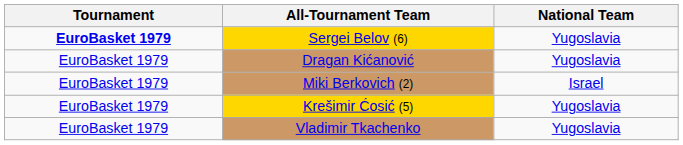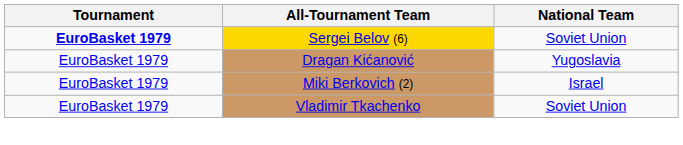(586, 38) Yugoslavia -> (586, 38) Soviet Union
- row: (358, 106)
(586, 128) Yugoslavia -> (586, 106) Soviet Union
